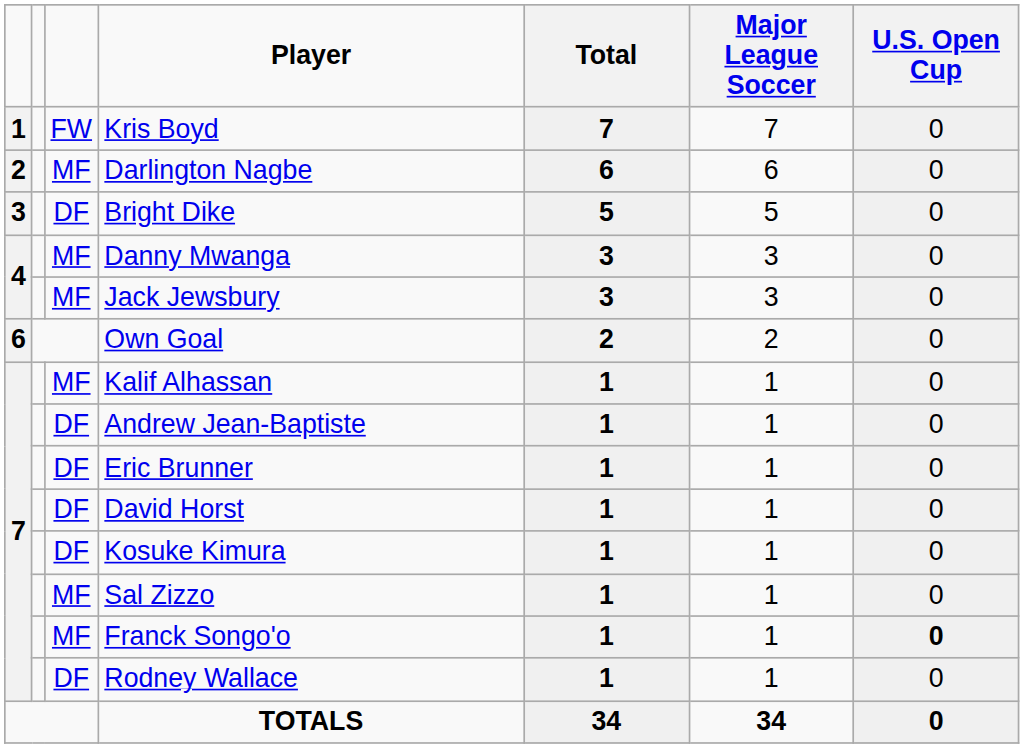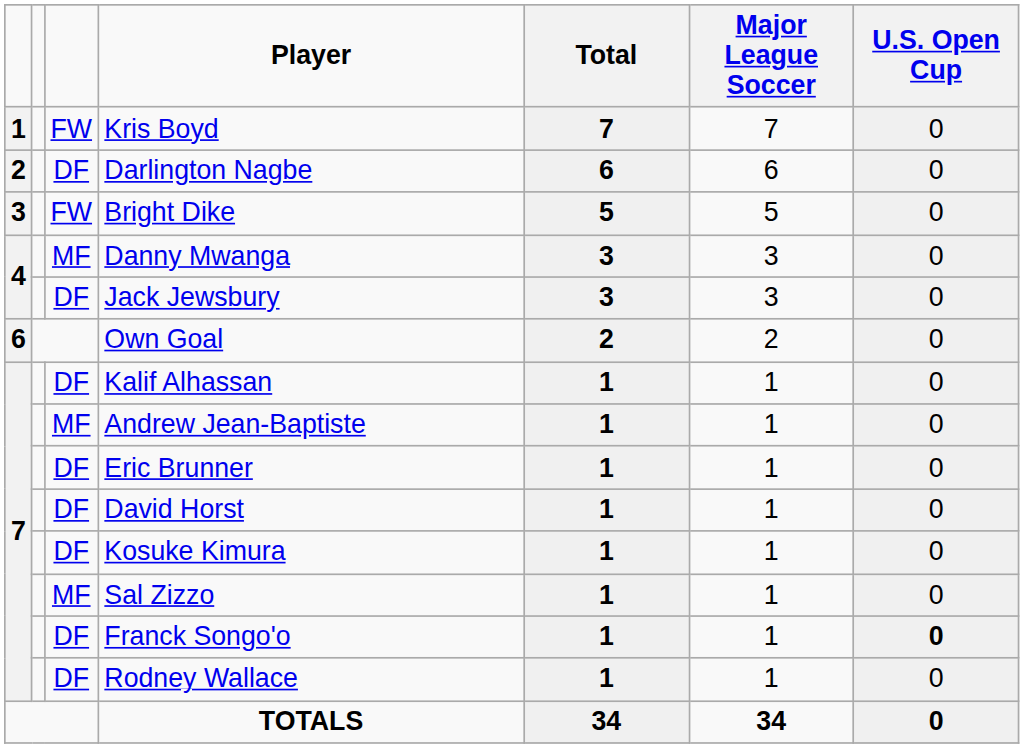(71, 170) MF -> (71, 170) DF
(71, 212) DF -> (71, 212) FW
(71, 297) MF -> (71, 297) DF
(71, 382) MF -> (71, 382) DF
(71, 424) DF -> (71, 424) MF
(71, 636) MF -> (71, 636) DF
